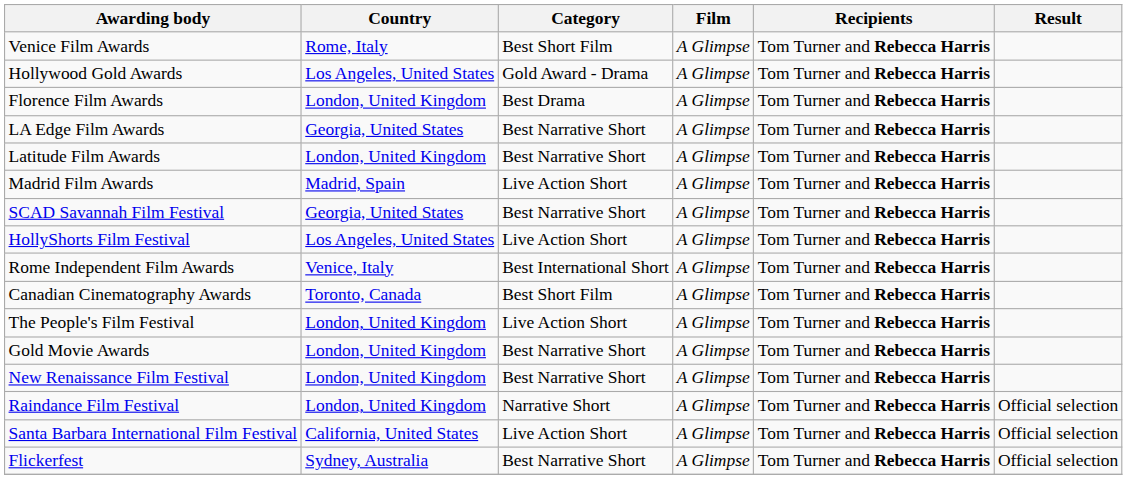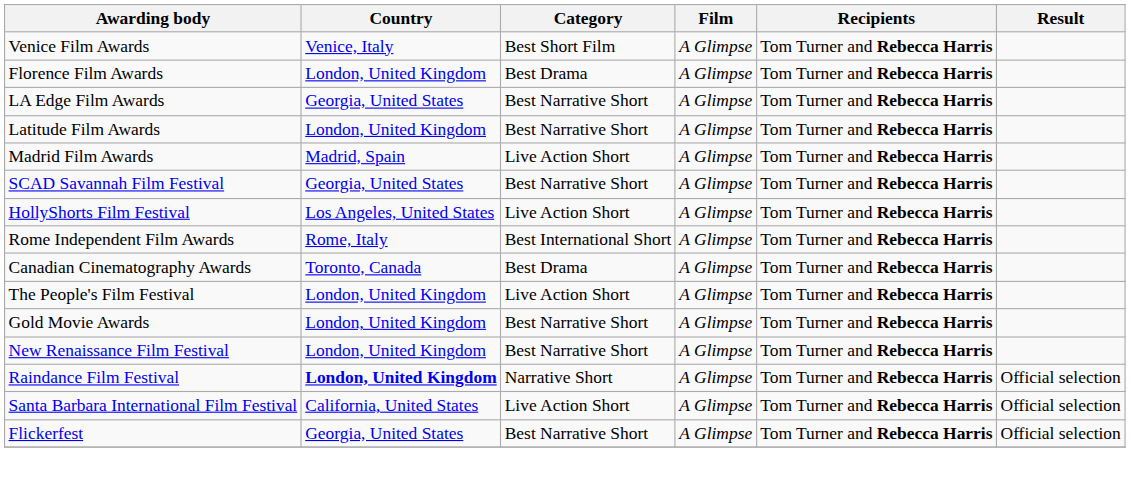(346, 45) Rome, Italy -> (349, 45) Venice, Italy
- row: (95, 73)
(349, 267) Venice, Italy -> (346, 239) Rome, Italy
(557, 294) Best Short Film -> (546, 267) Best Drama
(396, 405) normal -> (401, 377) bold
(367, 460) Sydney, Australia -> (384, 433) Georgia, United States
